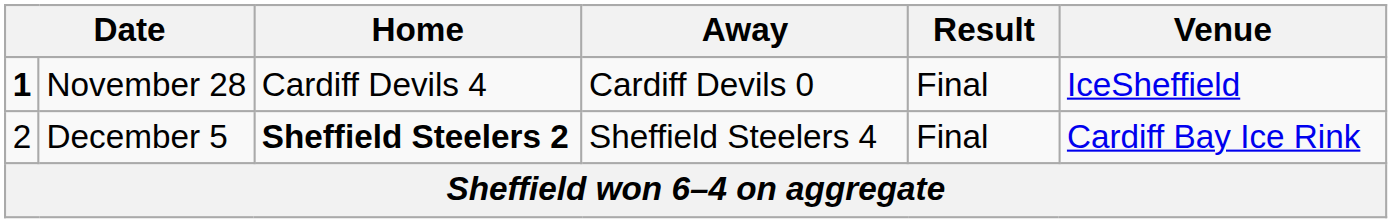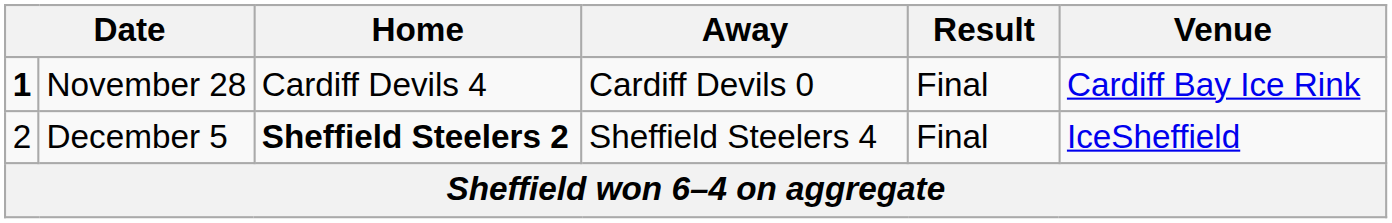(1154, 83) IceSheffield -> (1214, 83) Cardiff Bay Ice Rink
(1214, 136) Cardiff Bay Ice Rink -> (1154, 136) IceSheffield
